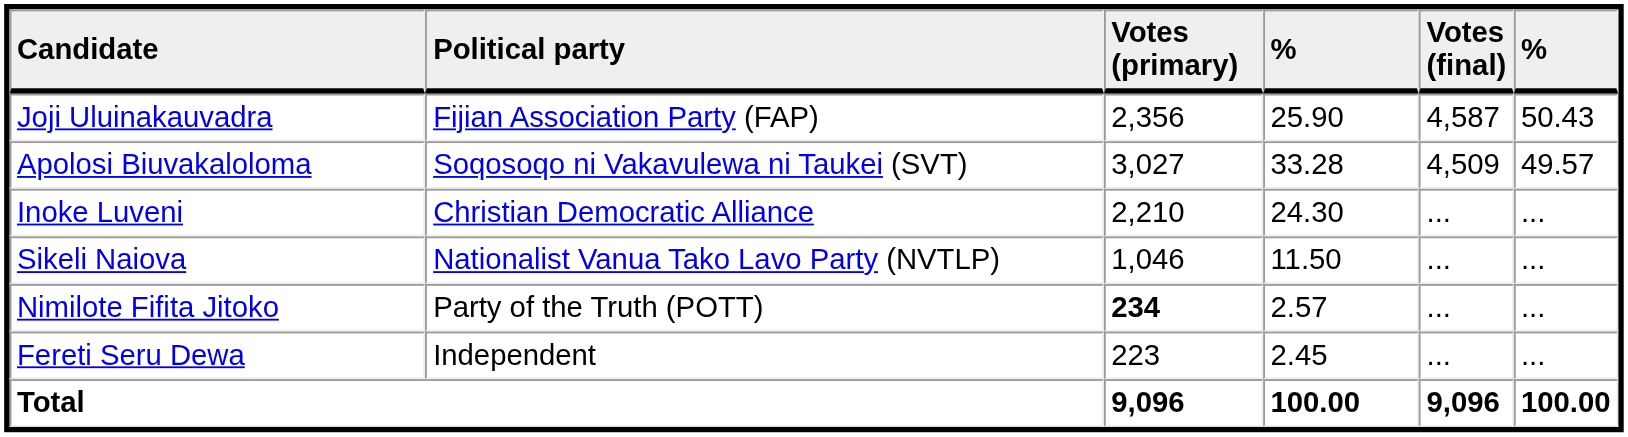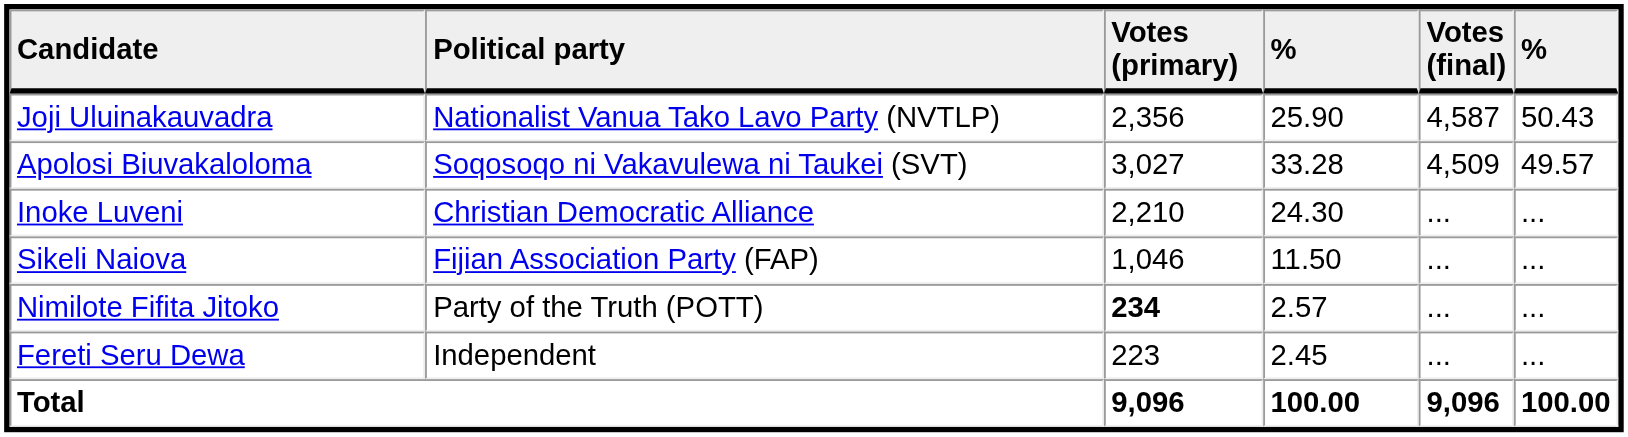(626, 117) Fijian Association Party (FAP) -> (717, 117) Nationalist Vanua Tako Lavo Party (NVTLP)
(717, 259) Nationalist Vanua Tako Lavo Party (NVTLP) -> (626, 259) Fijian Association Party (FAP)
